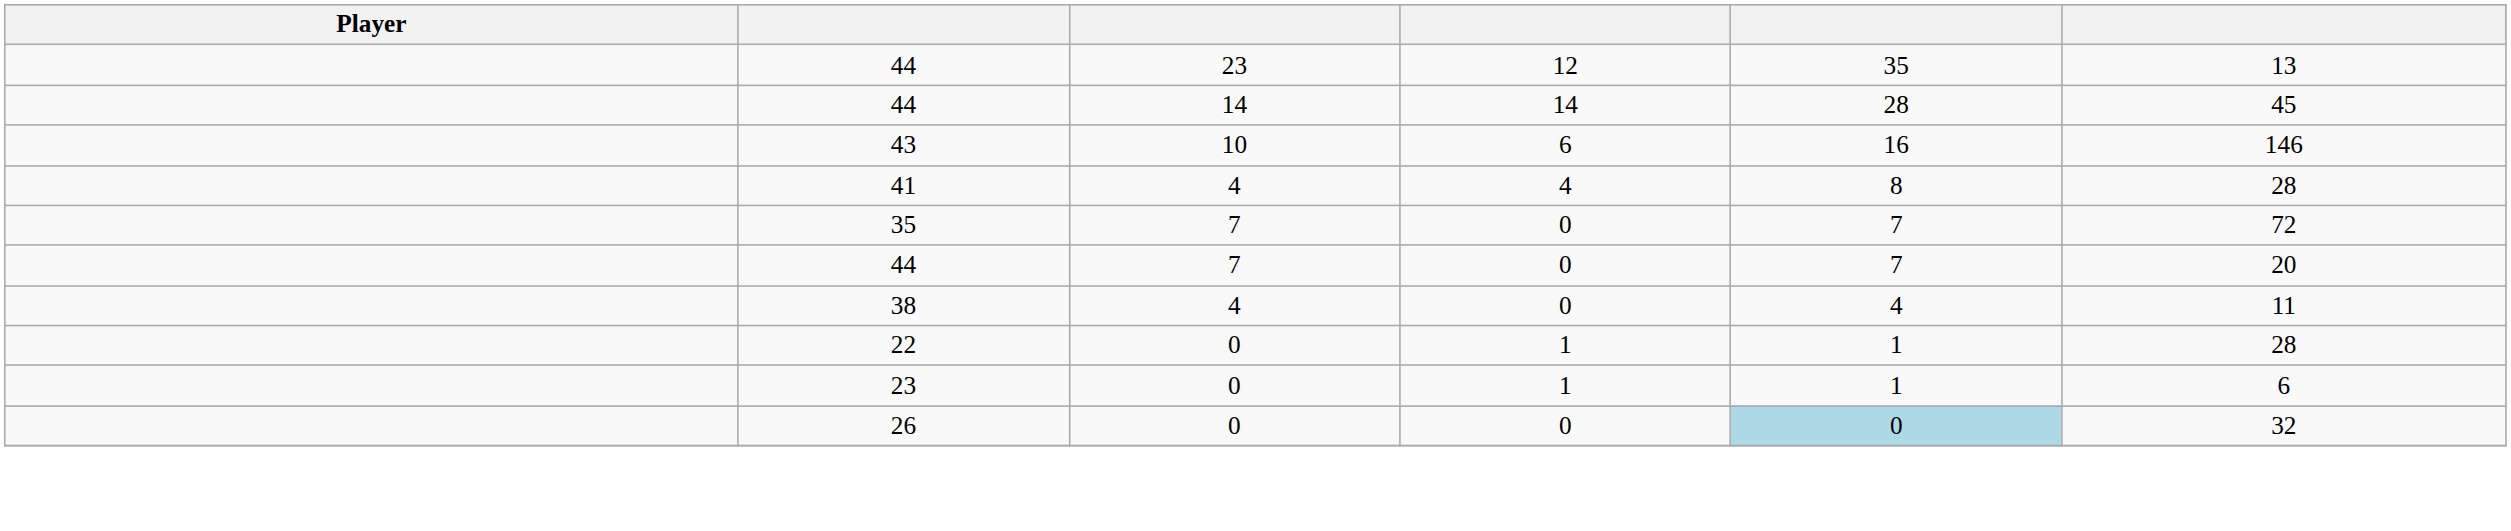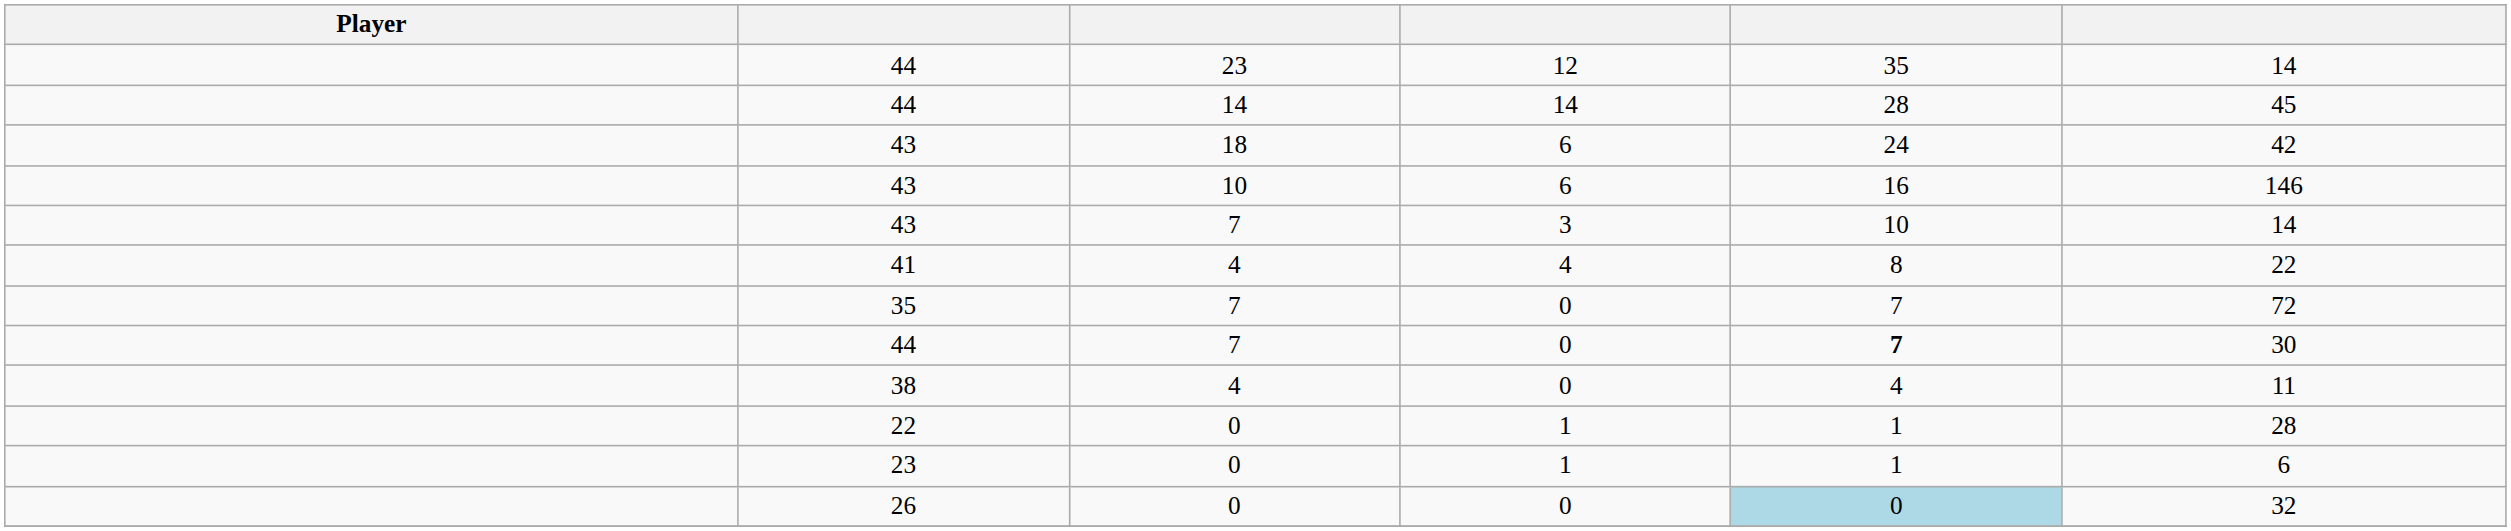(2284, 64) 13 -> (2284, 64) 14
+ row: (904, 144)
+ row: (904, 225)
(2284, 184) 28 -> (2284, 265) 22
(1896, 265) normal -> (1896, 345) bold
(2284, 265) 20 -> (2284, 345) 30
